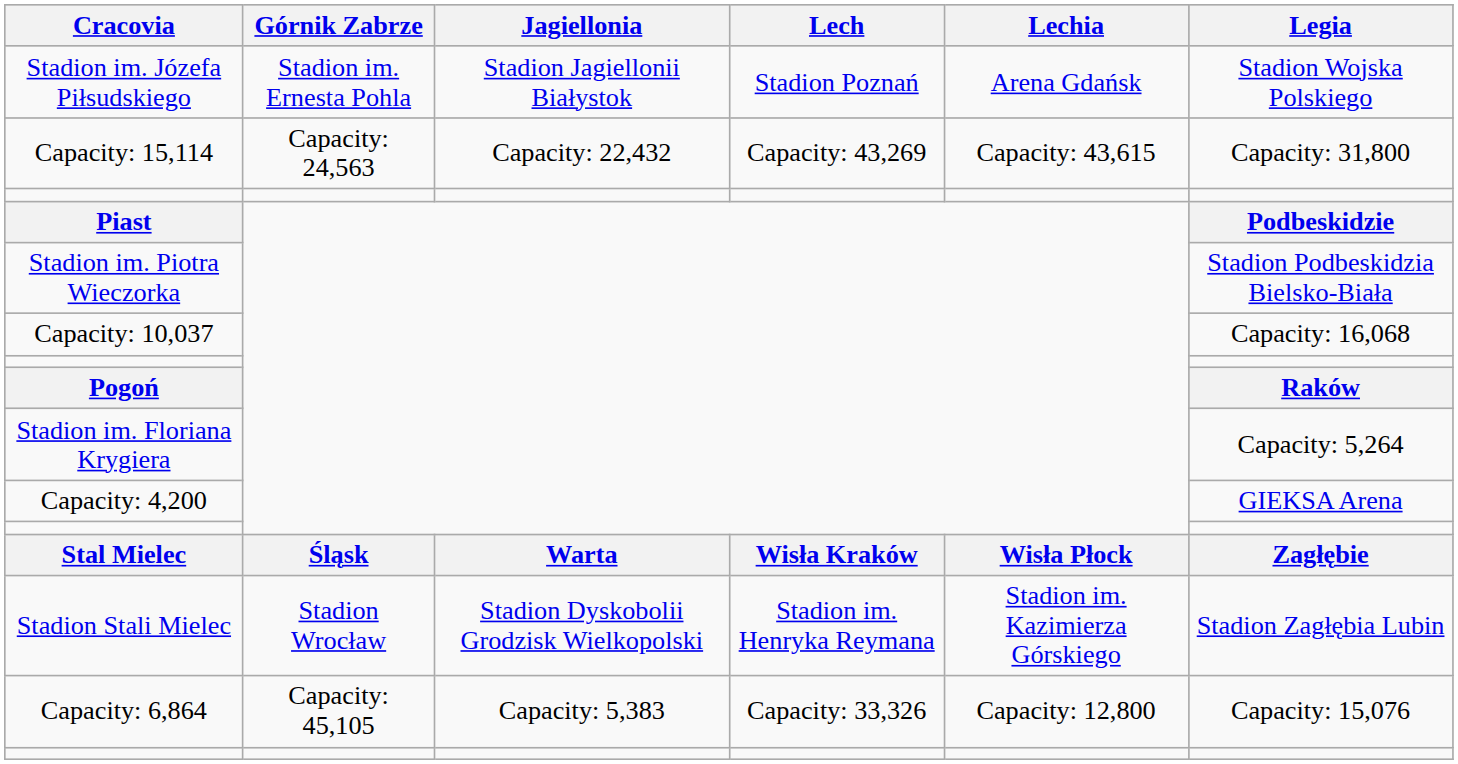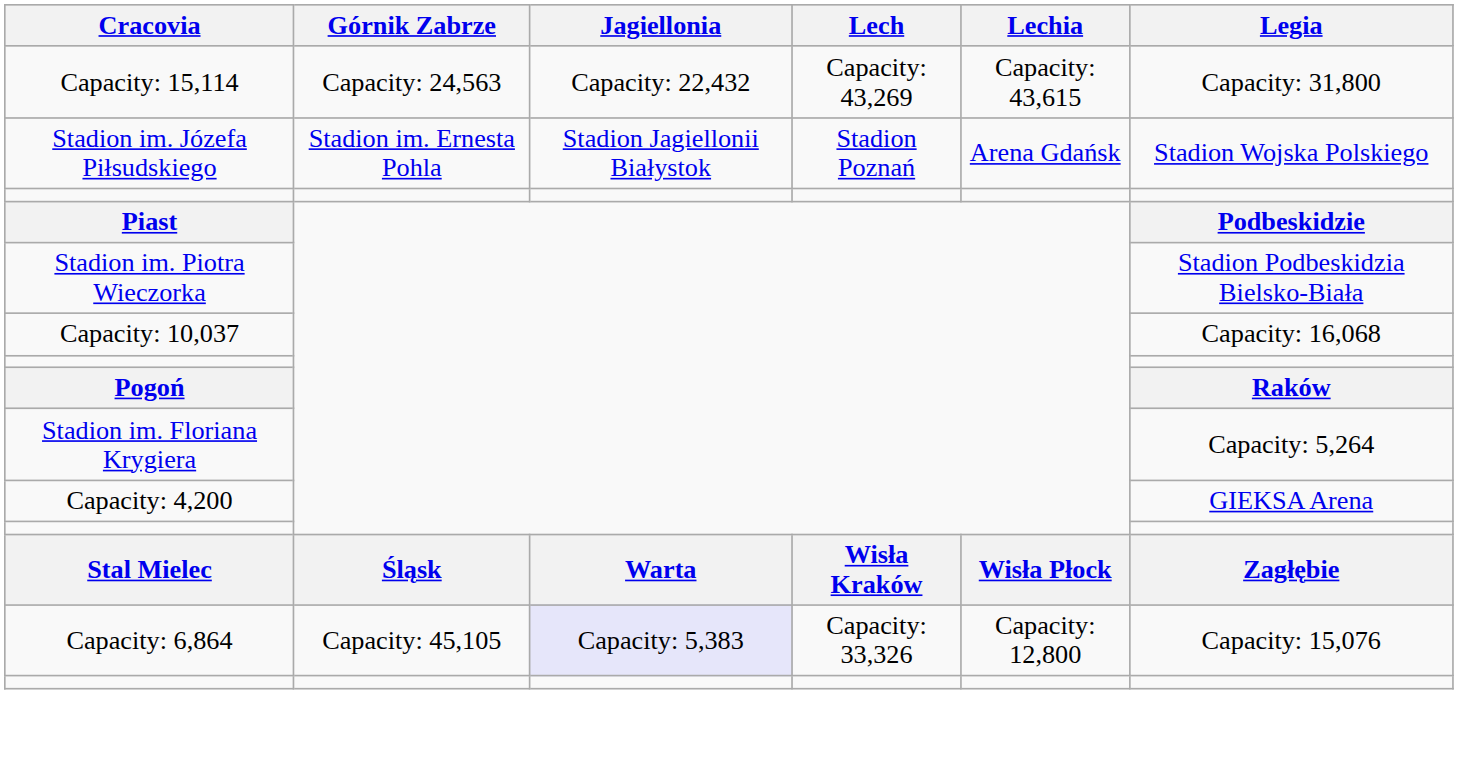rows swapped: (124, 81) <-> (124, 152)
- row: (124, 625)
(582, 711) no background -> (661, 640) lavender background
